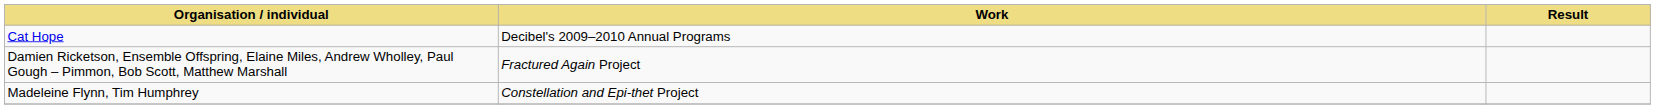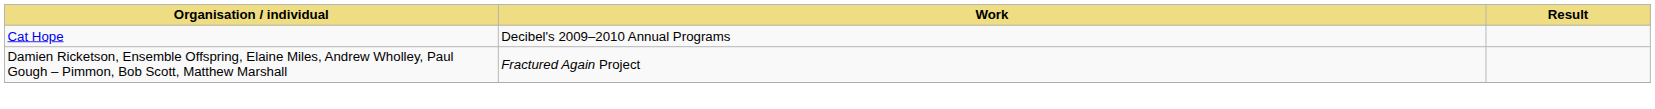- row: (103, 93)
